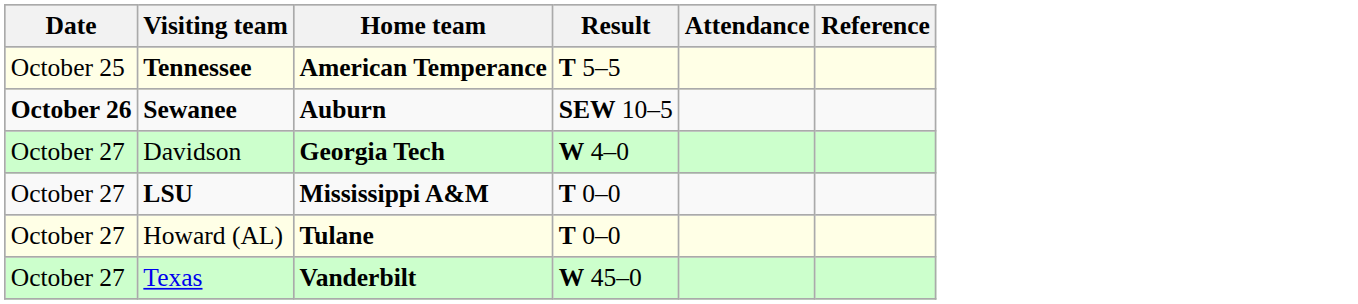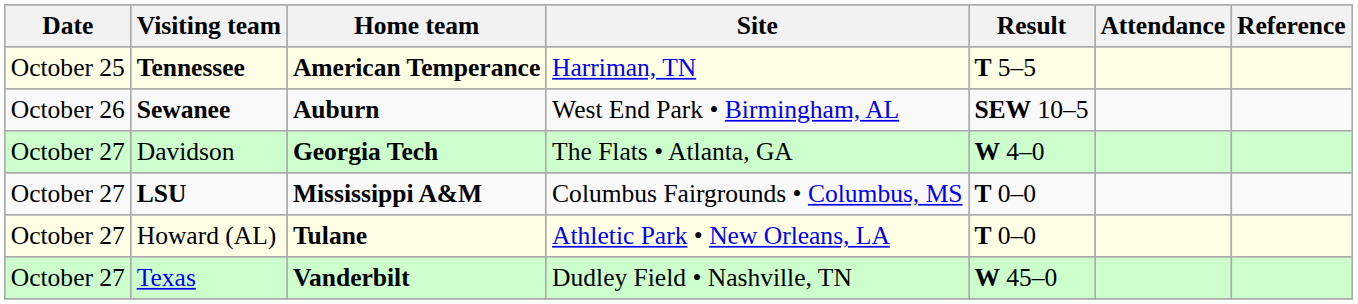+ column: (757, 25)
(71, 109) bold -> (68, 109) normal
